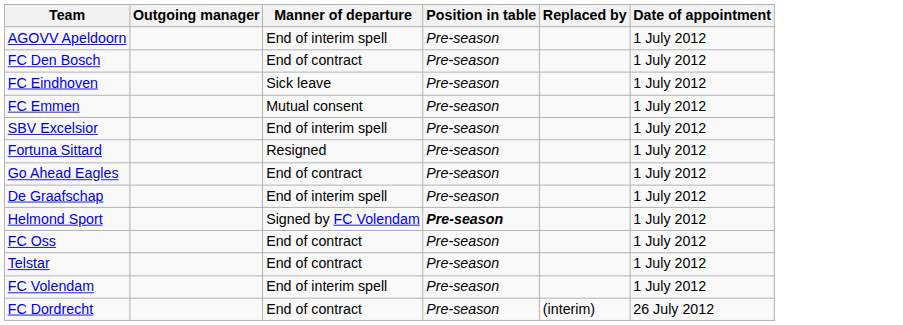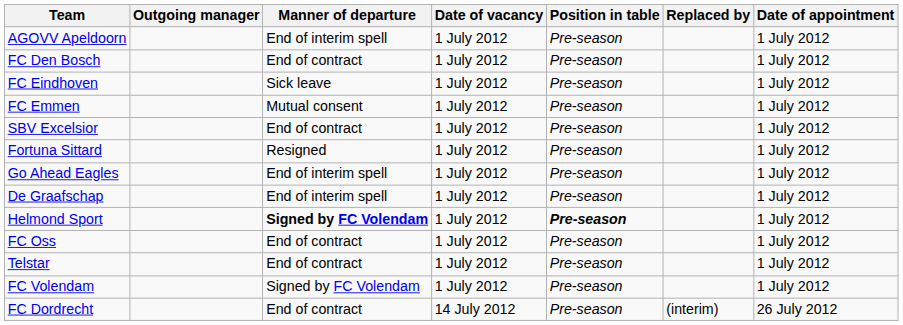+ column: (489, 15)
(327, 128) End of interim spell -> (314, 128) End of contract
(314, 173) End of contract -> (327, 173) End of interim spell
(343, 219) normal -> (347, 219) bold
(327, 286) End of interim spell -> (343, 286) Signed by FC Volendam
